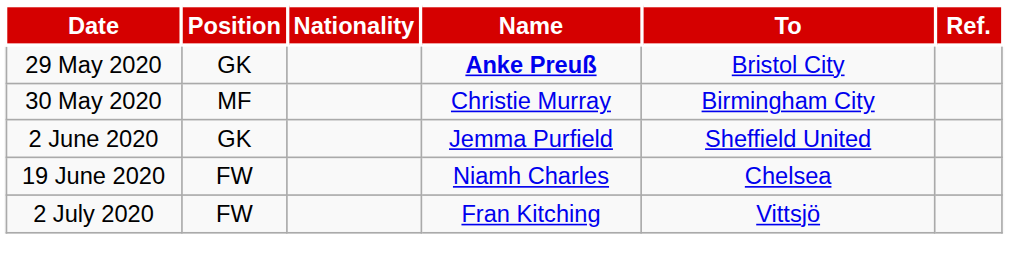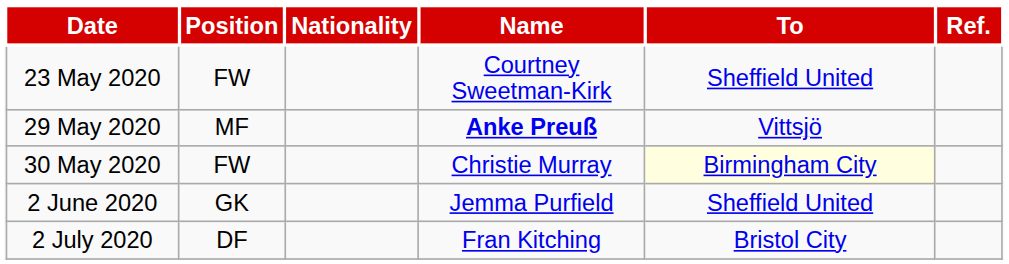+ row: (92, 78)
(234, 64) GK -> (232, 128) MF
(788, 64) Bristol City -> (790, 128) Vittsjö
(234, 102) MF -> (232, 165) FW
(788, 102) no background -> (790, 165) lightyellow background
- row: (94, 176)
(234, 214) FW -> (232, 240) DF
(788, 214) Vittsjö -> (790, 240) Bristol City
